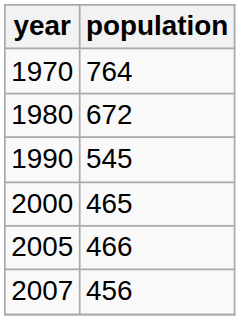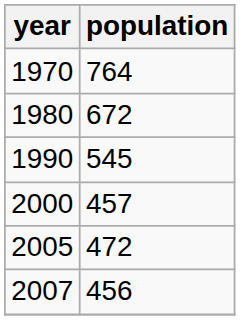(109, 203) 465 -> (109, 203) 457
(109, 247) 466 -> (109, 247) 472
